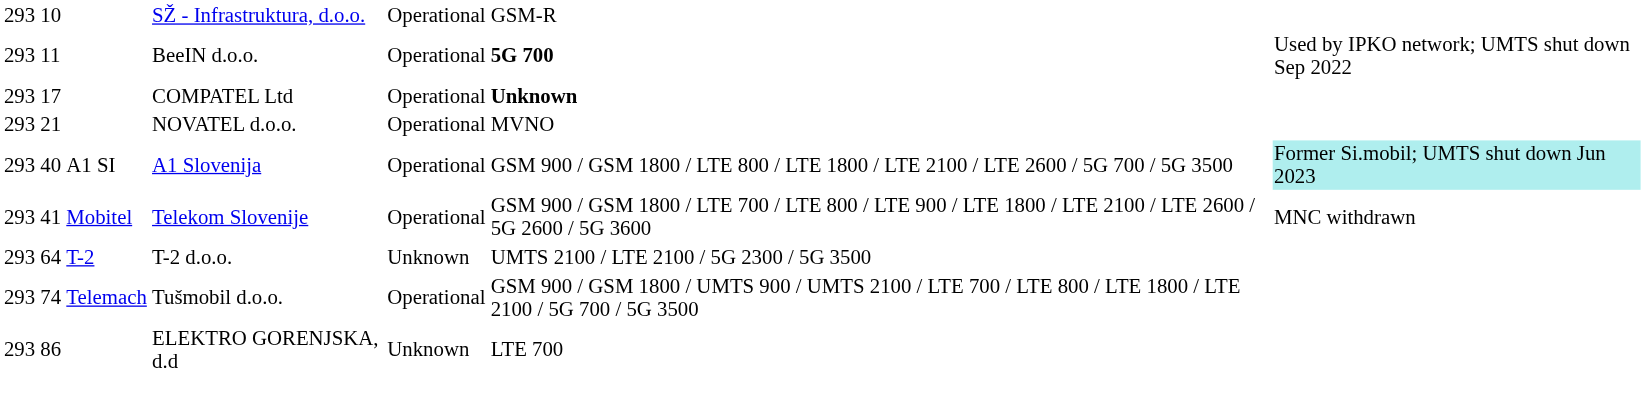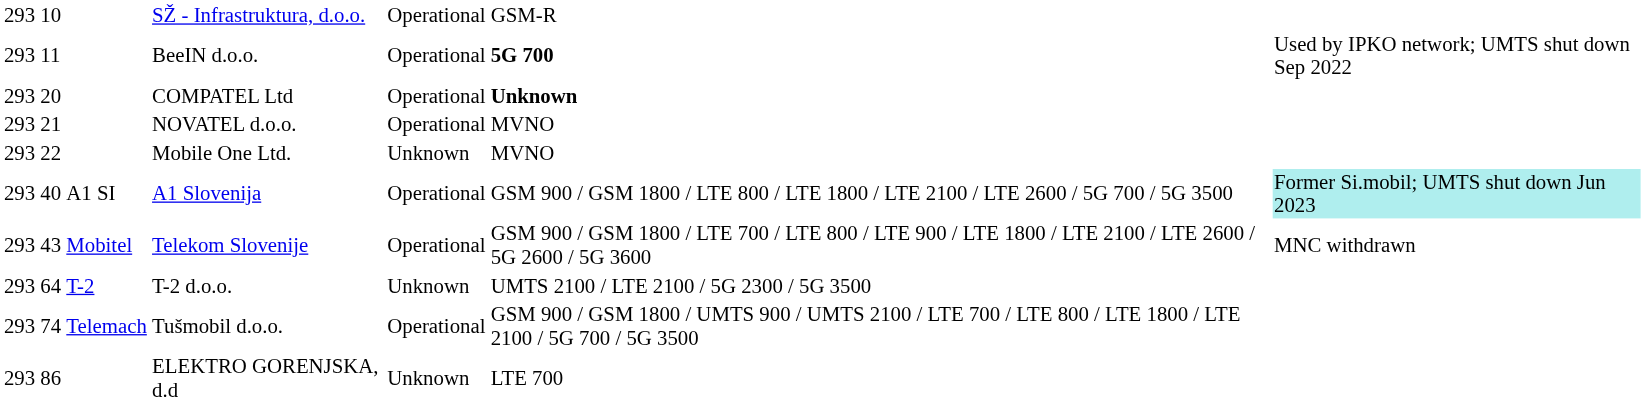(51, 96) 17 -> (51, 96) 20
+ row: (222, 153)
(51, 216) 41 -> (51, 245) 43
